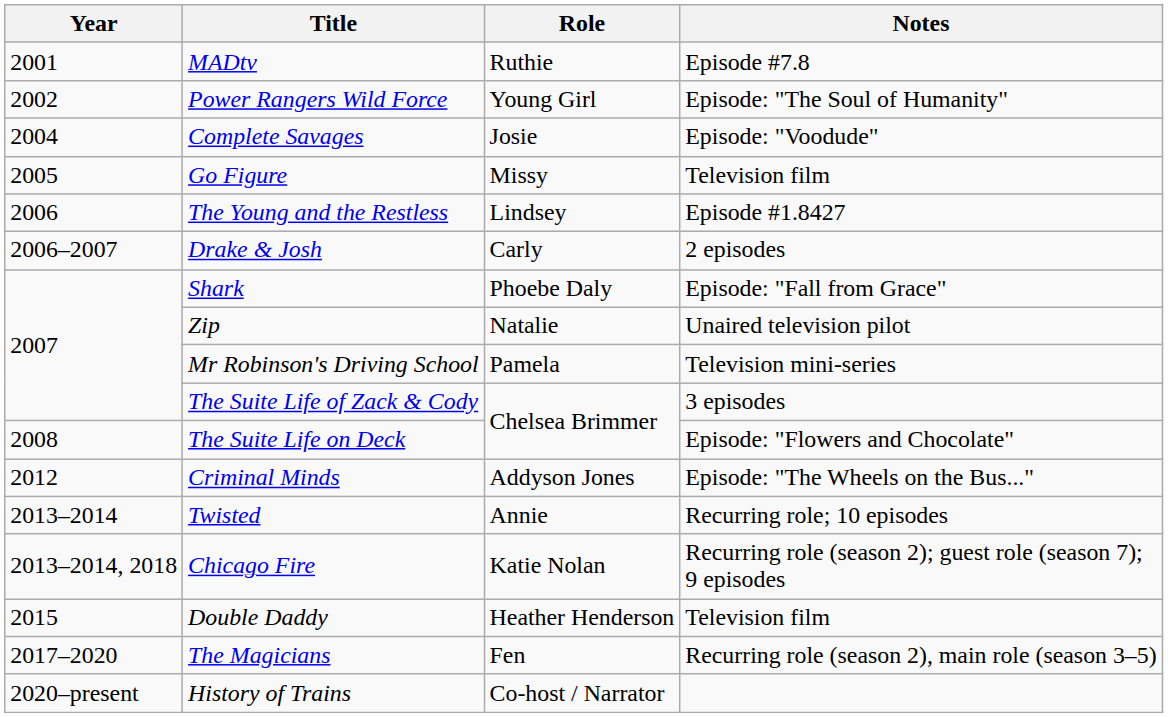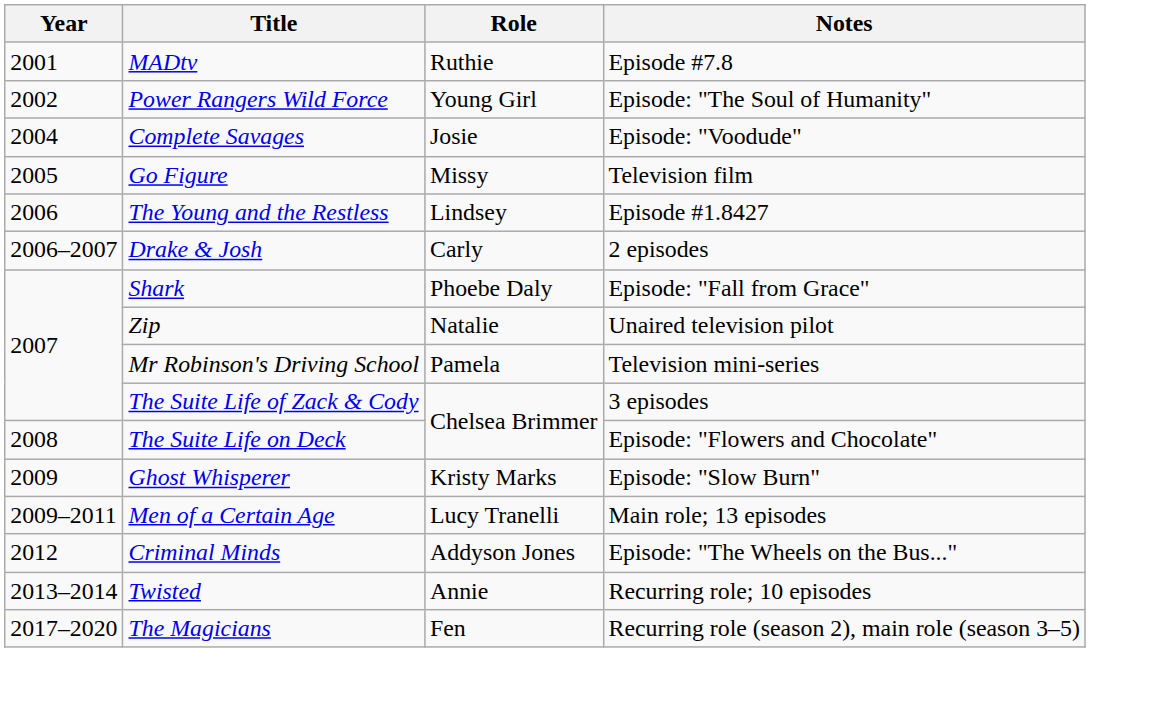+ row: (209, 477)
+ row: (232, 514)
- row: (252, 566)
- row: (258, 617)
- row: (270, 692)
